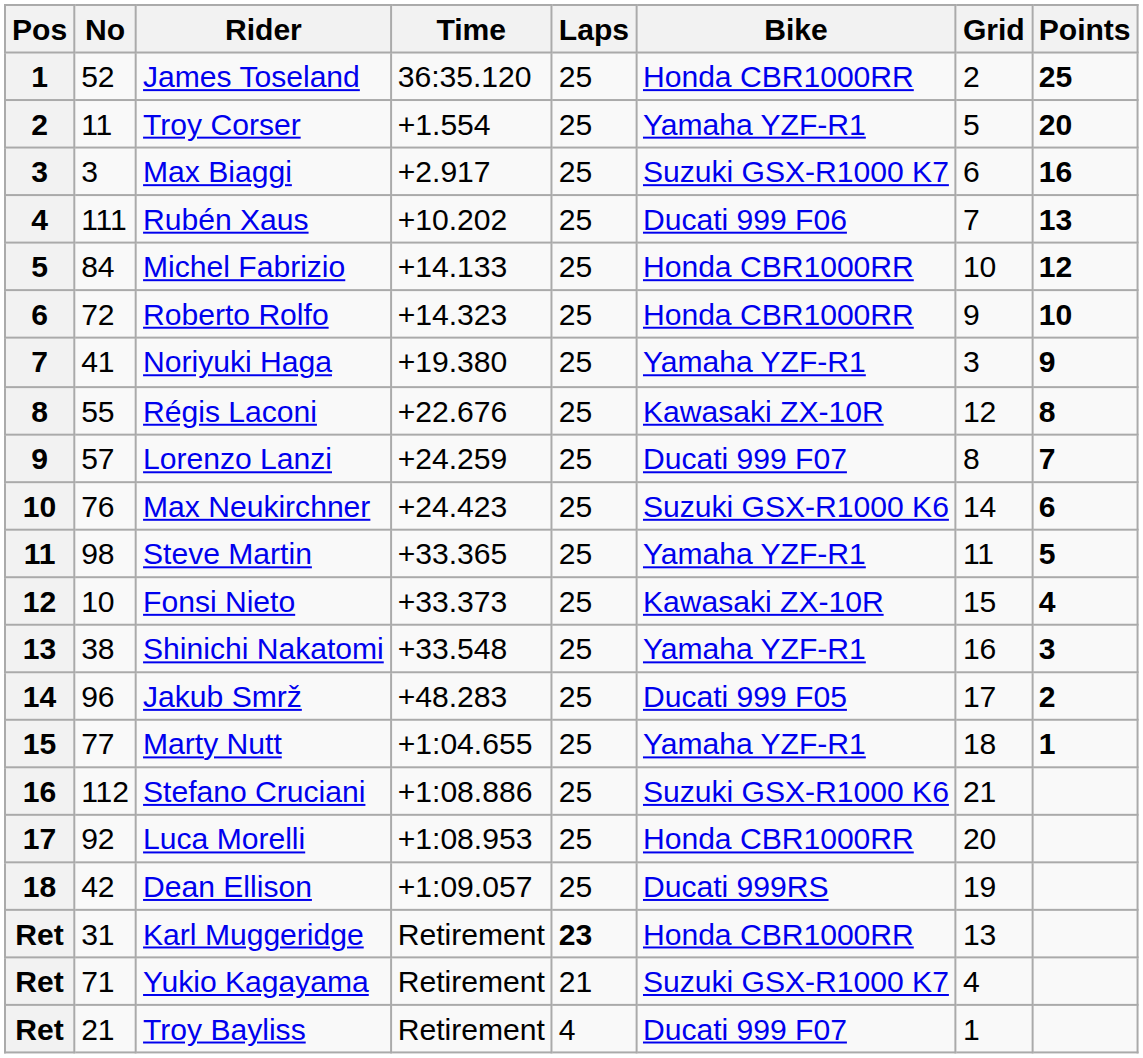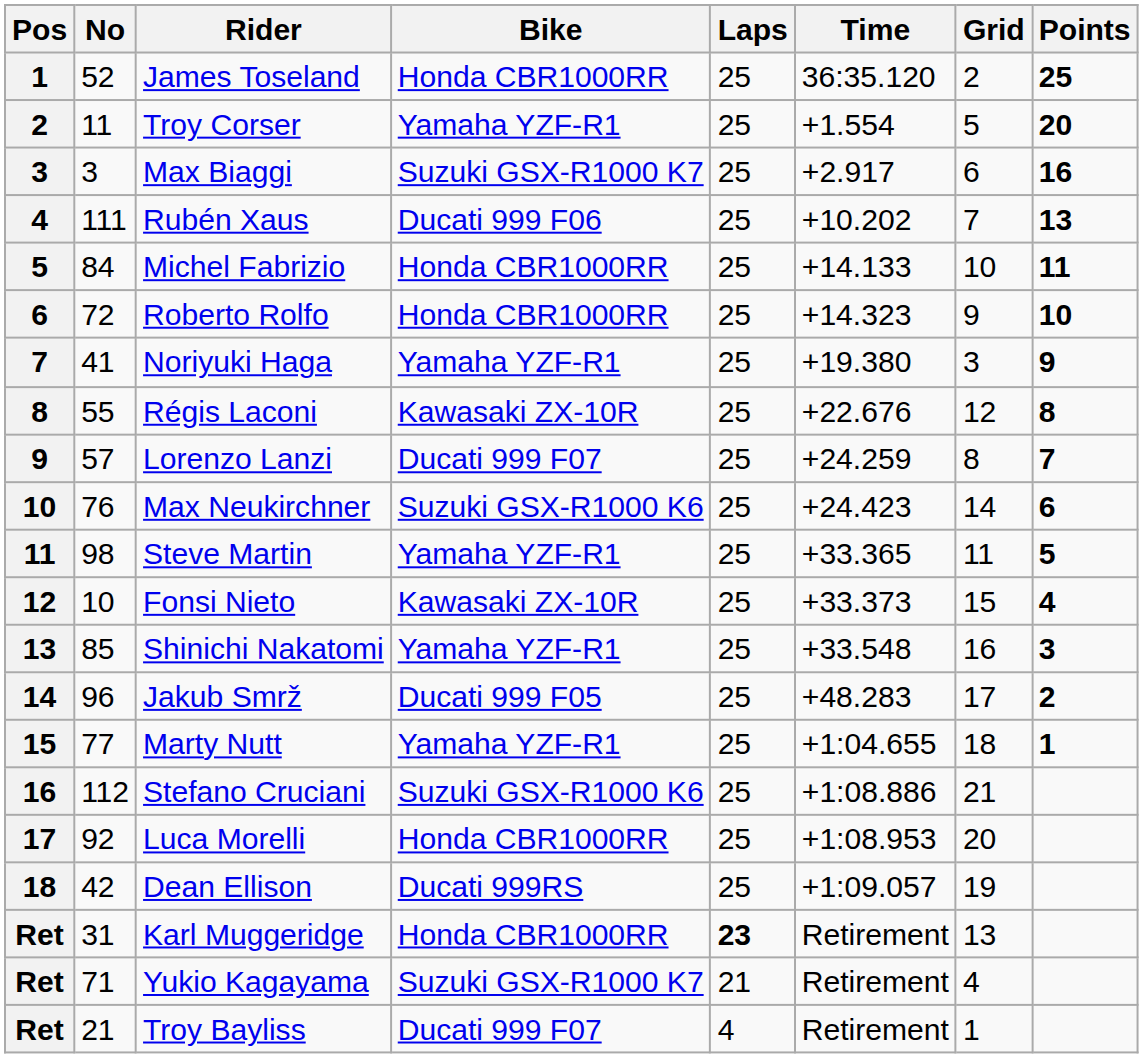columns swapped: (796, 29) <-> (471, 29)
(1055, 267) 12 -> (1055, 267) 11
(98, 648) 38 -> (98, 648) 85
